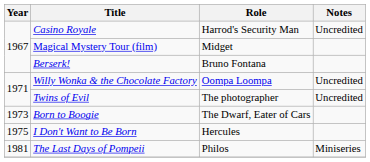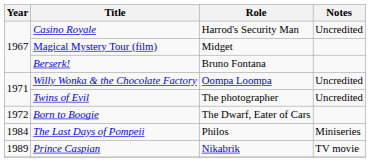(18, 115) 1973 -> (18, 115) 1972
- row: (85, 132)
(18, 149) 1981 -> (18, 132) 1984
+ row: (67, 149)
